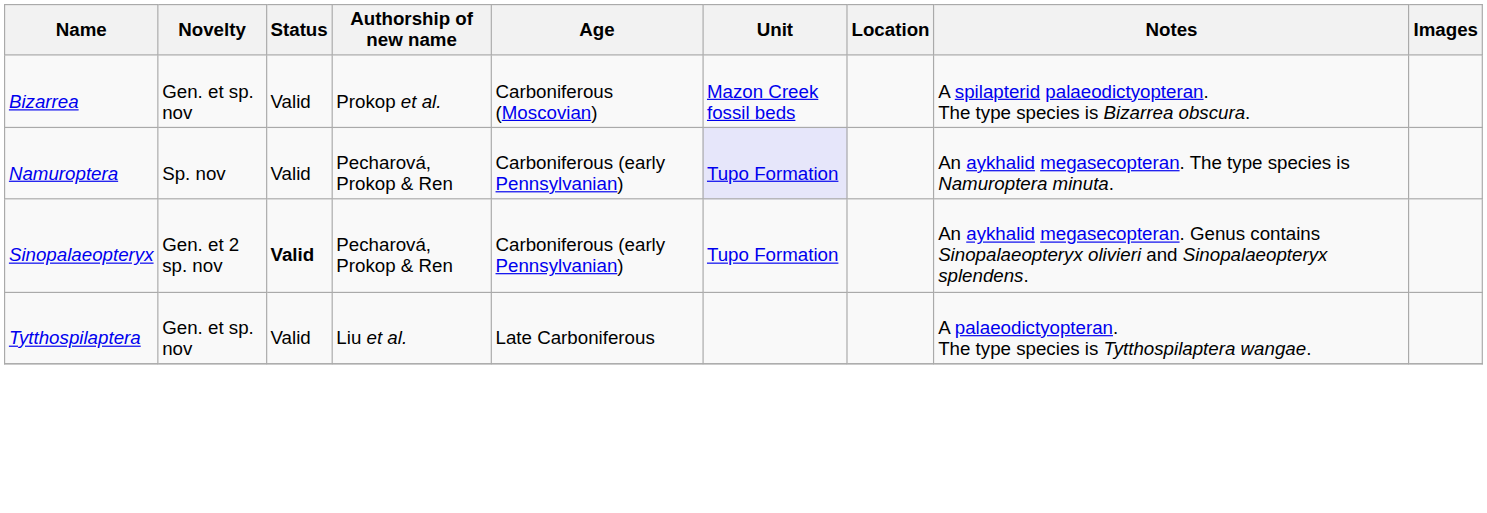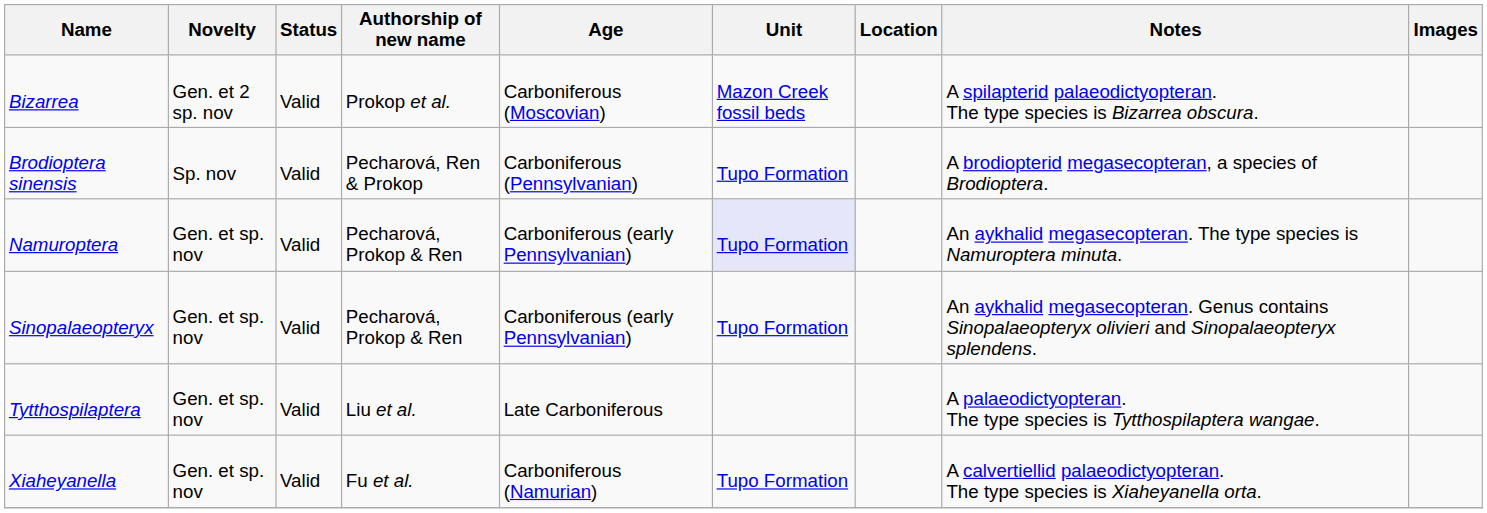(208, 101) Gen. et sp. nov -> (211, 101) Gen. et 2 sp. nov
+ row: (57, 173)
(194, 173) Sp. nov -> (218, 245) Gen. et sp. nov
(201, 255) Gen. et 2 sp. nov -> (218, 327) Gen. et sp. nov
(292, 255) bold -> (300, 327) normal
+ row: (62, 481)
